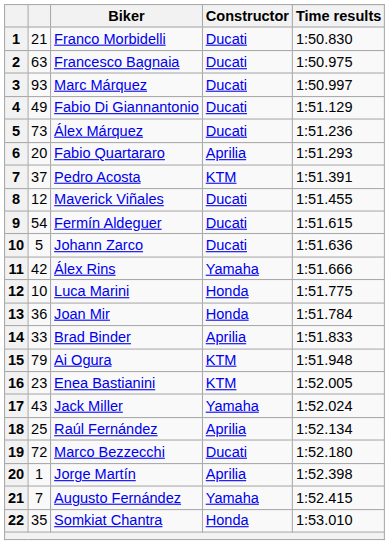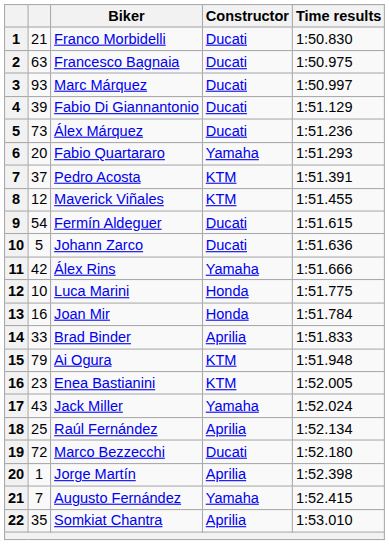(39, 107) 49 -> (39, 107) 39
(226, 153) Aprilia -> (232, 153) Yamaha
(226, 199) Ducati -> (221, 199) KTM
(39, 314) 36 -> (39, 314) 16
(227, 520) Honda -> (226, 520) Aprilia
